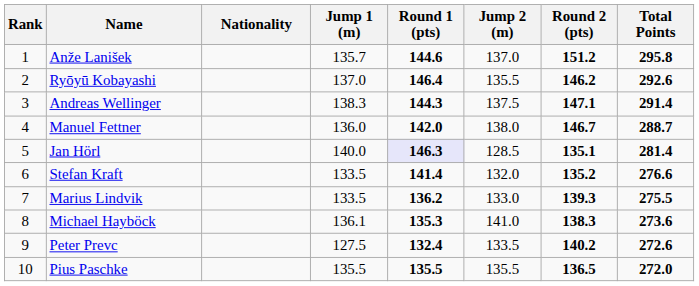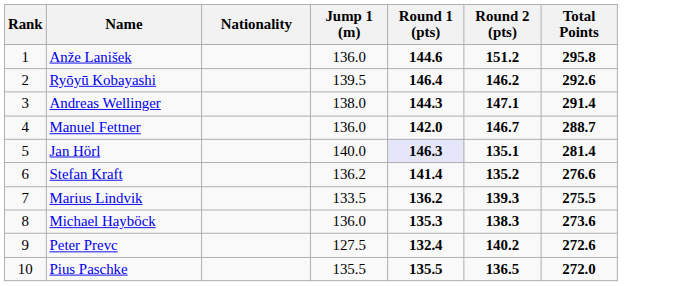- column: (502, 24)
(349, 56) 135.7 -> (349, 56) 136.0
(349, 80) 137.0 -> (349, 80) 139.5
(349, 103) 138.3 -> (349, 103) 138.0
(349, 174) 133.5 -> (349, 174) 136.2
(349, 221) 136.1 -> (349, 221) 136.0
